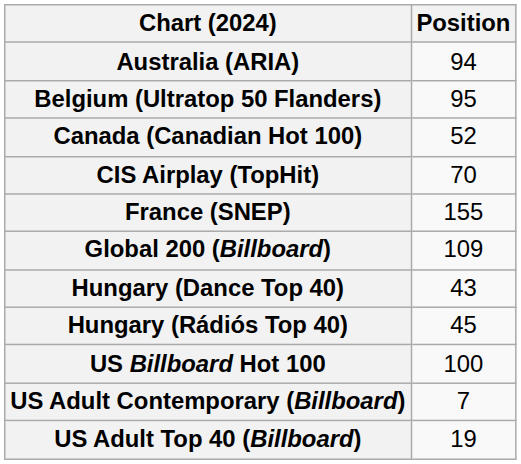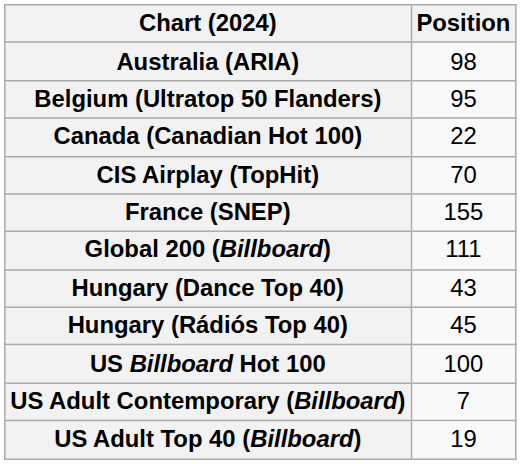(463, 61) 94 -> (463, 61) 98
(463, 136) 52 -> (463, 136) 22
(463, 250) 109 -> (463, 250) 111
